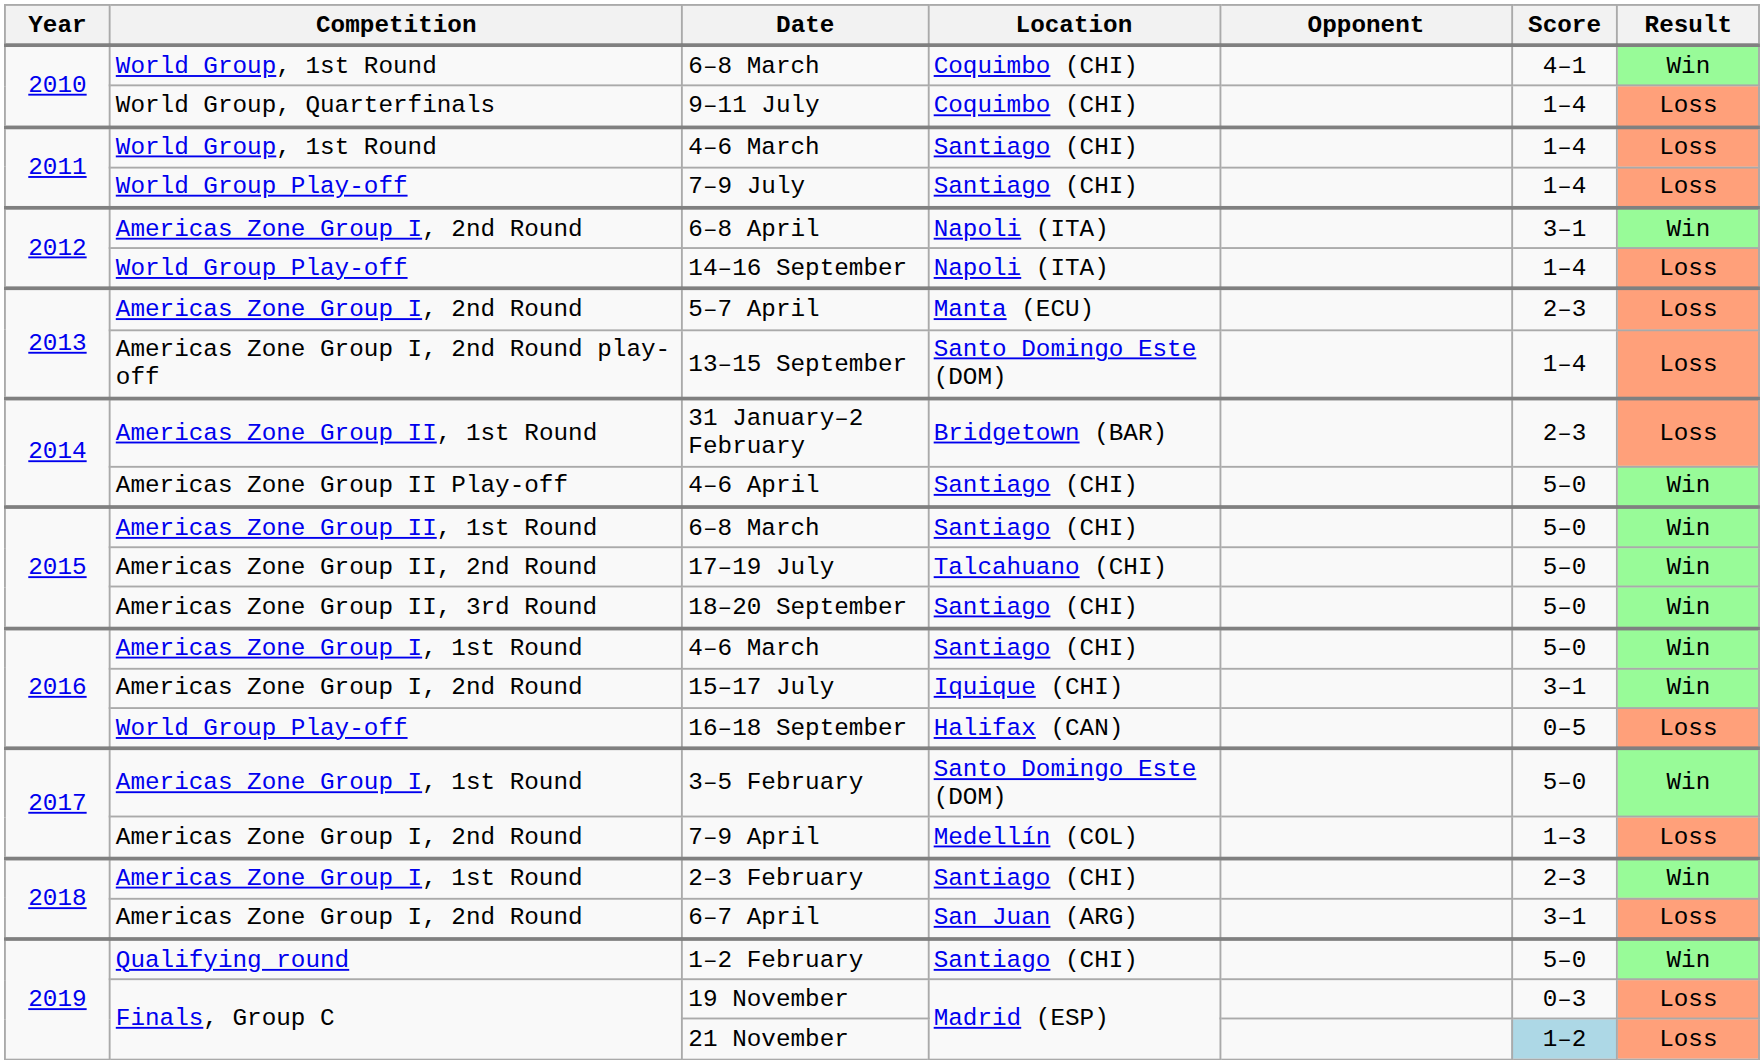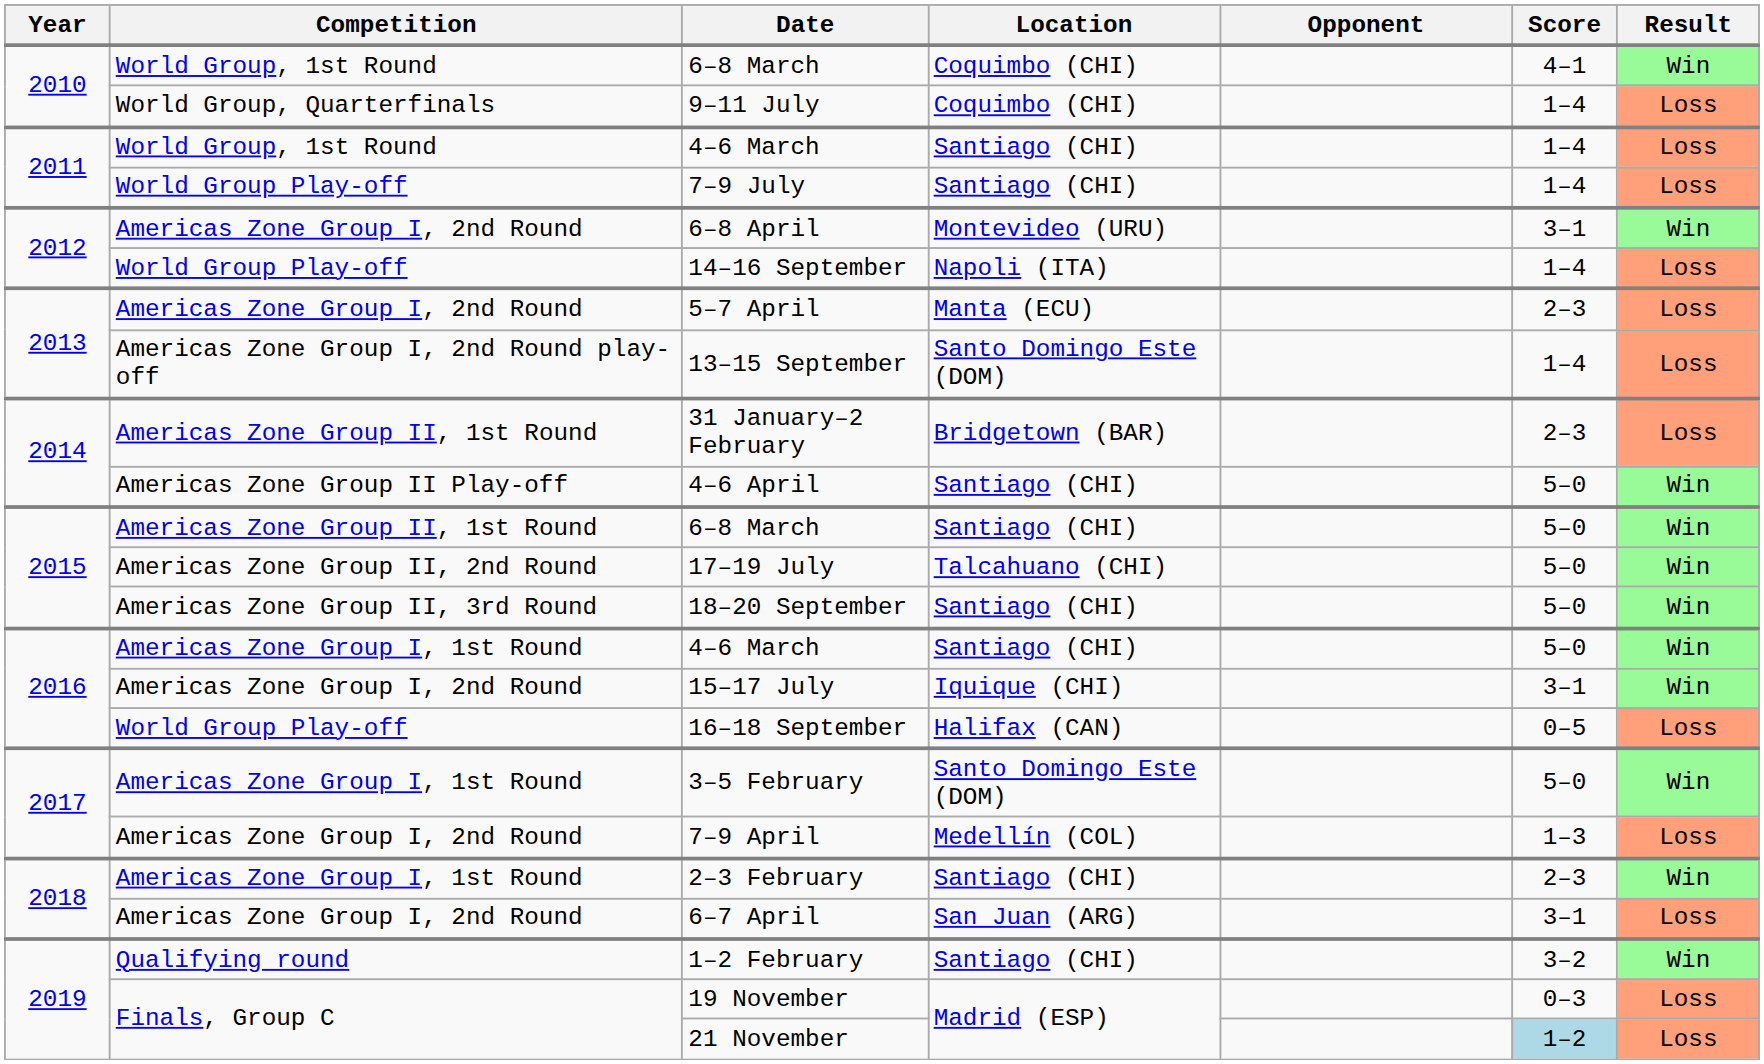(1021, 228) Napoli (ITA) -> (1050, 228) Montevideo (URU)
(1565, 960) 5–0 -> (1565, 960) 3–2
